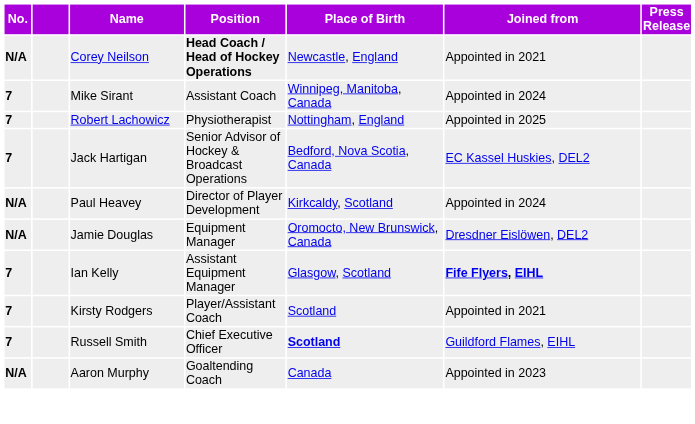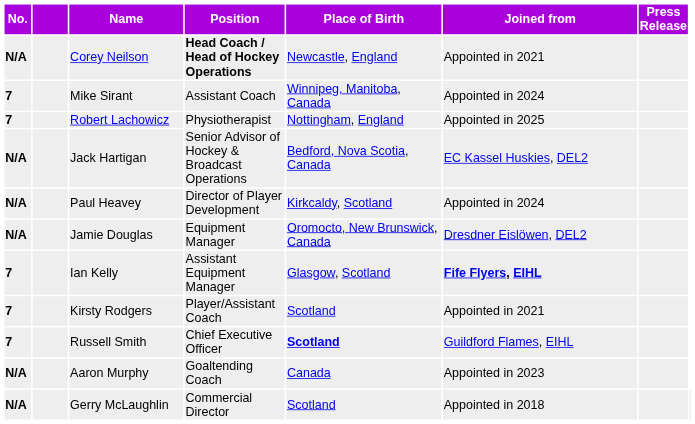(9, 158) 7 -> (16, 158) N/A
+ row: (119, 404)
